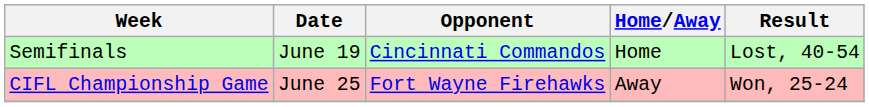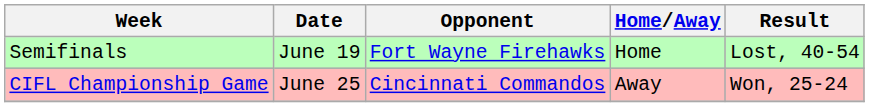(488, 53) Cincinnati Commandos -> (488, 53) Fort Wayne Firehawks
(488, 85) Fort Wayne Firehawks -> (488, 85) Cincinnati Commandos
